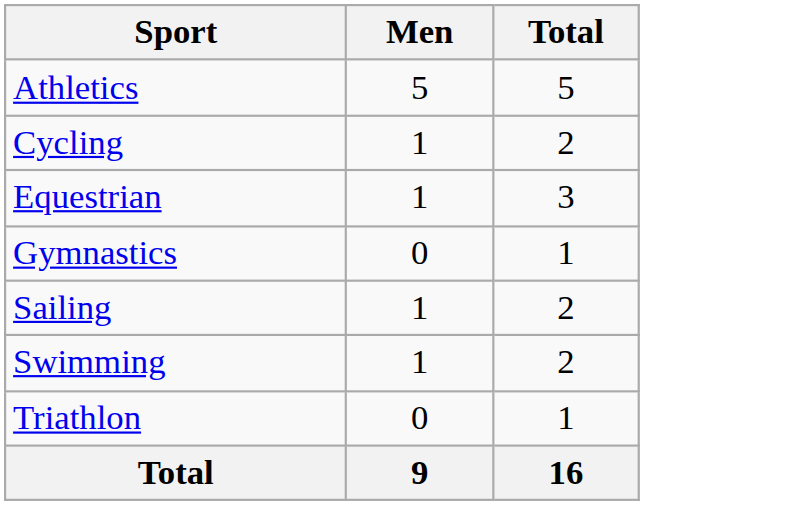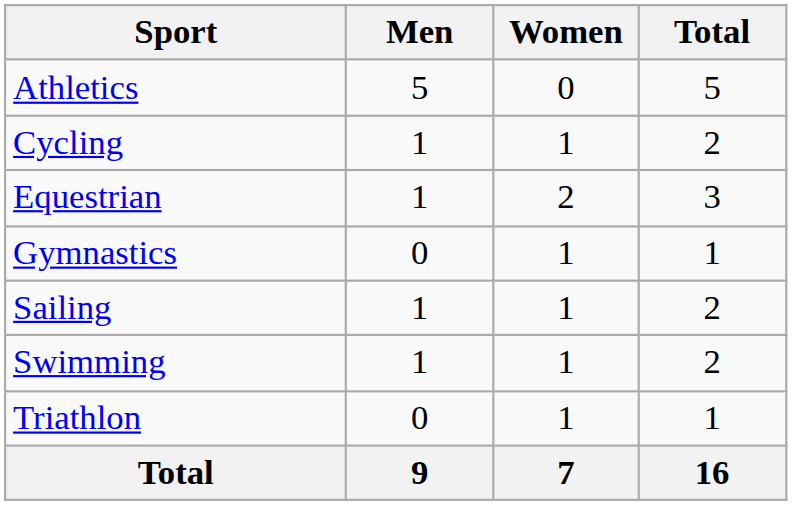+ column: (566, 32)
